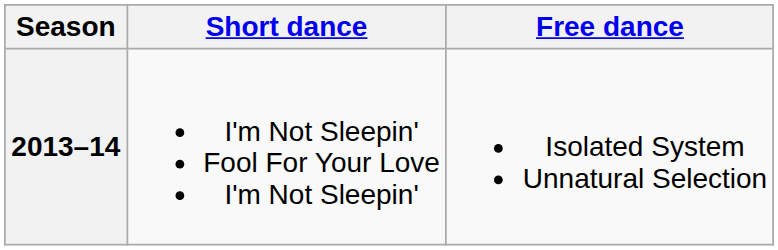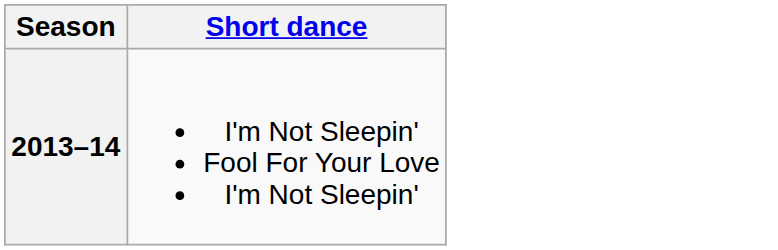- column: (610, 26)
